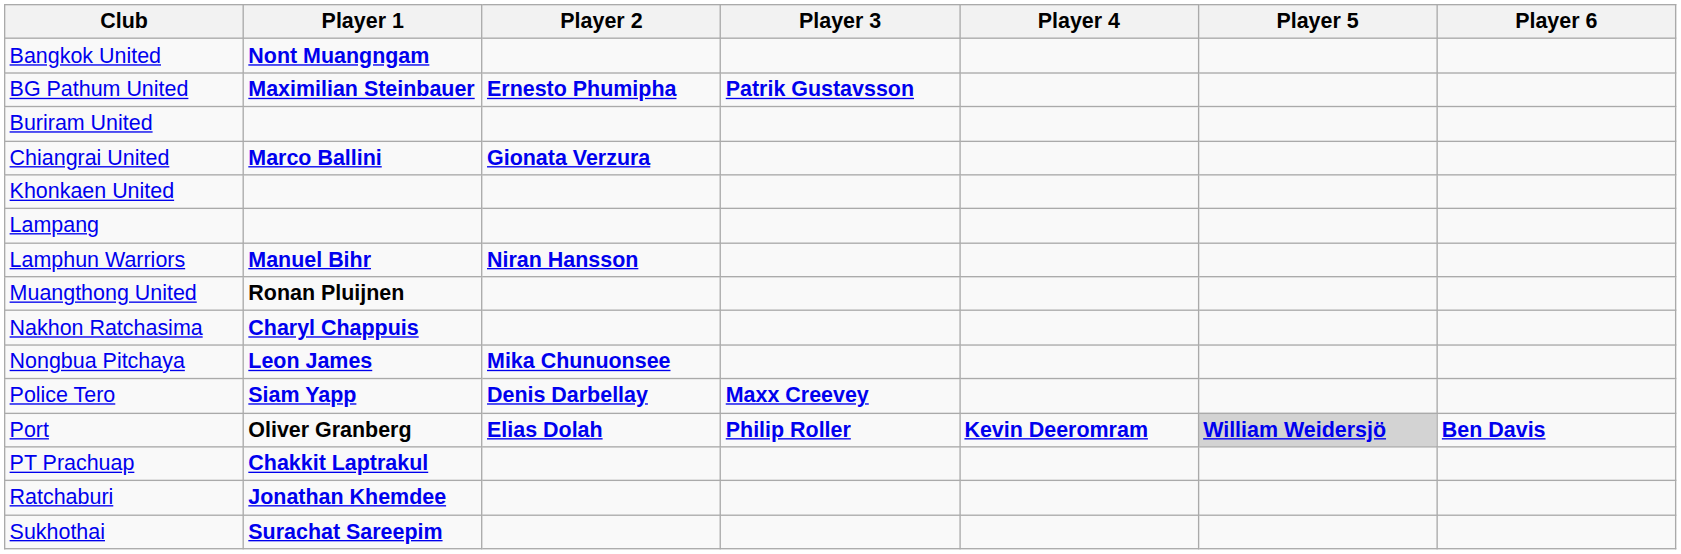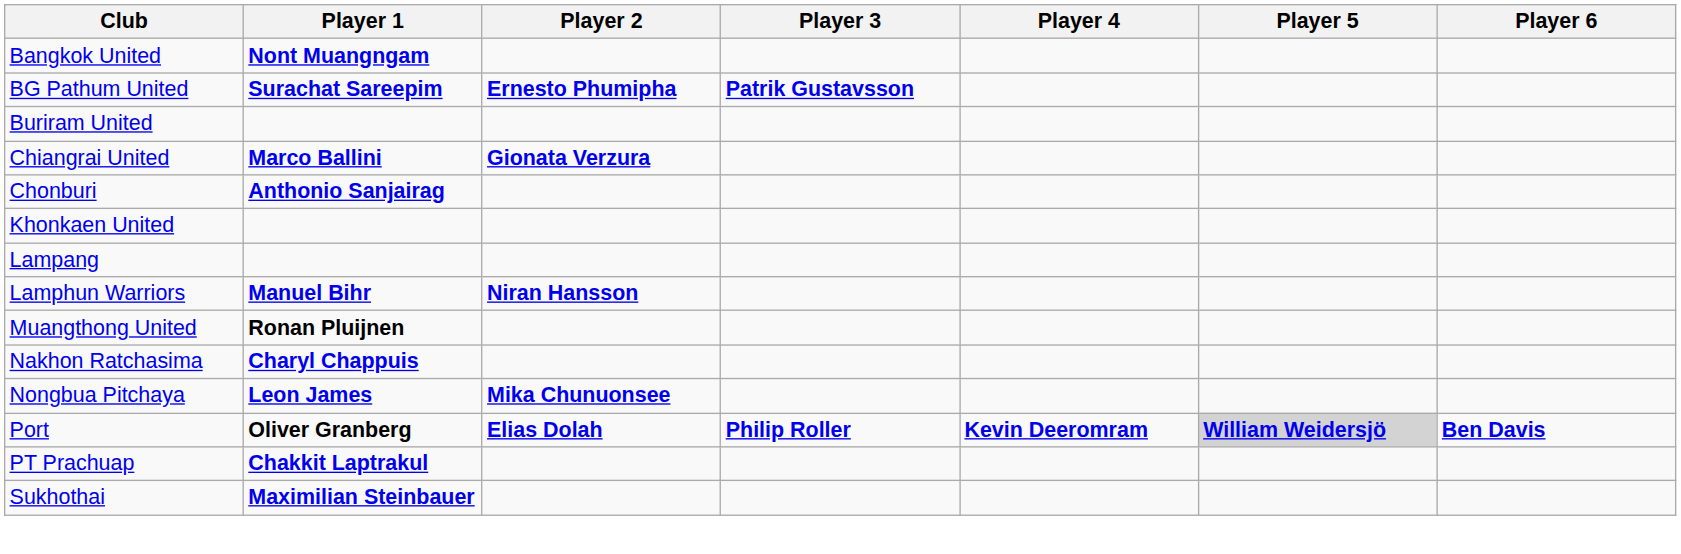(362, 89) Maximilian Steinbauer -> (345, 89) Surachat Sareepim
+ row: (53, 191)
- row: (62, 395)
- row: (61, 497)
(345, 531) Surachat Sareepim -> (362, 497) Maximilian Steinbauer
